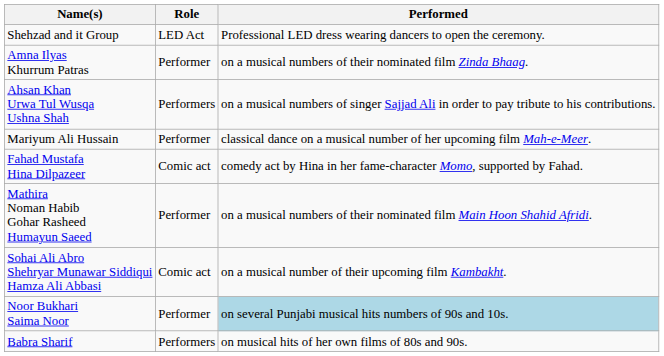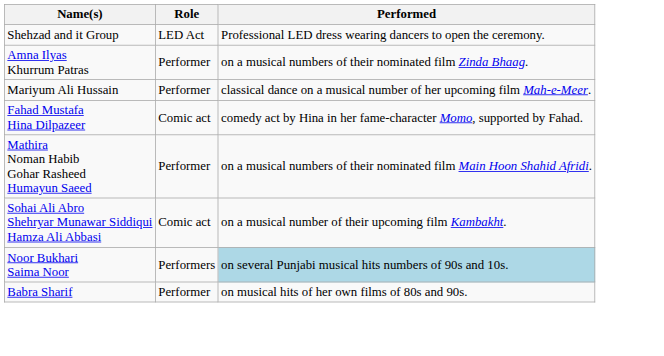- row: (51, 104)
(184, 313) Performer -> (187, 264) Performers
(187, 341) Performers -> (184, 292) Performer
